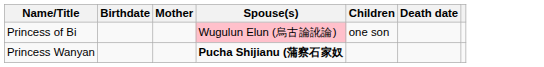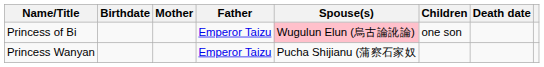+ column: (235, 13)
(271, 52) bold -> (346, 52) normal
